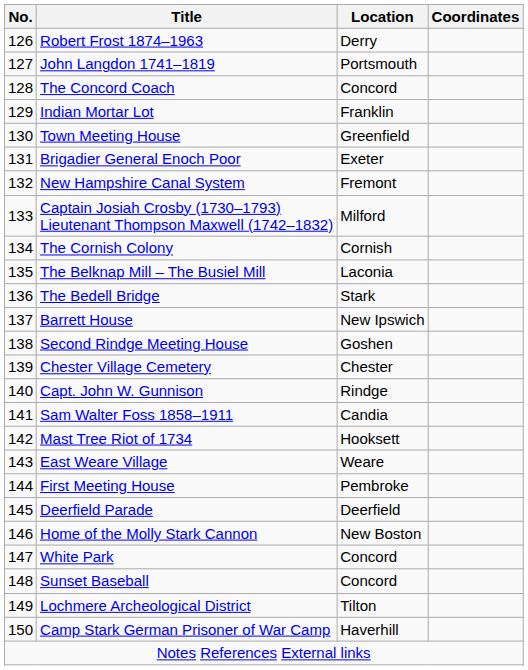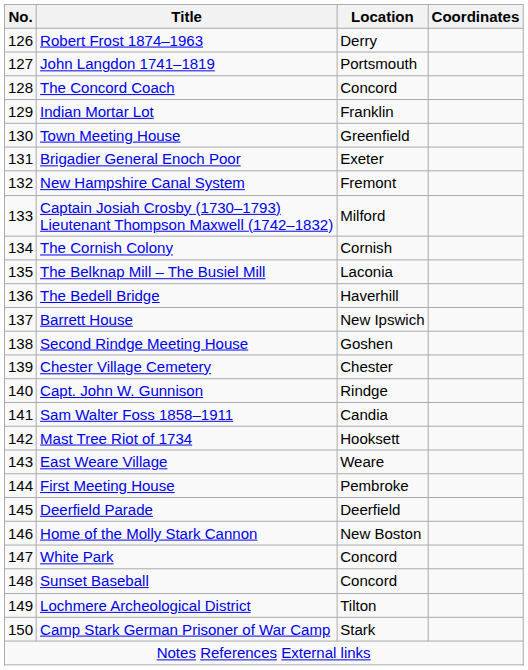(358, 295) Stark -> (369, 295) Haverhill
(369, 629) Haverhill -> (358, 629) Stark
